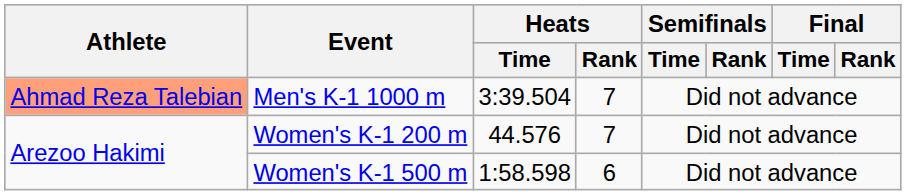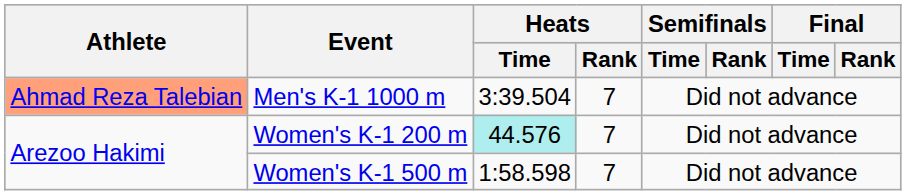(525, 134) no background -> (525, 134) paleturquoise background
(609, 172) 6 -> (609, 172) 7
